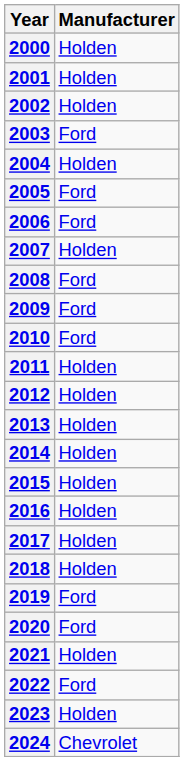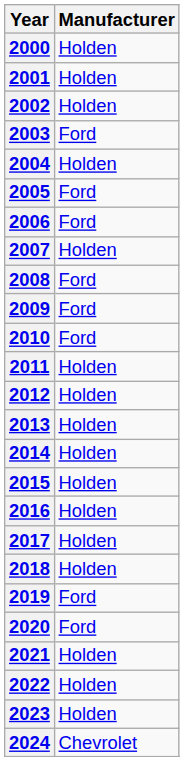(77, 684) Ford -> (88, 684) Holden
